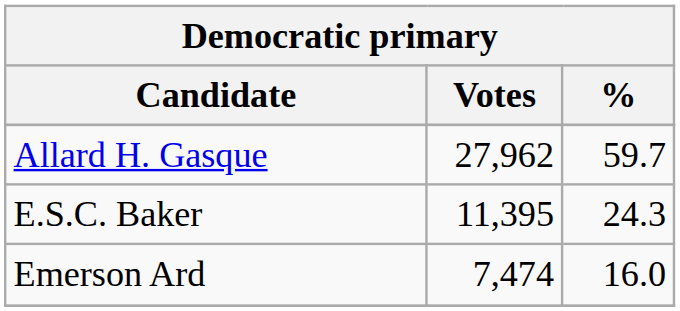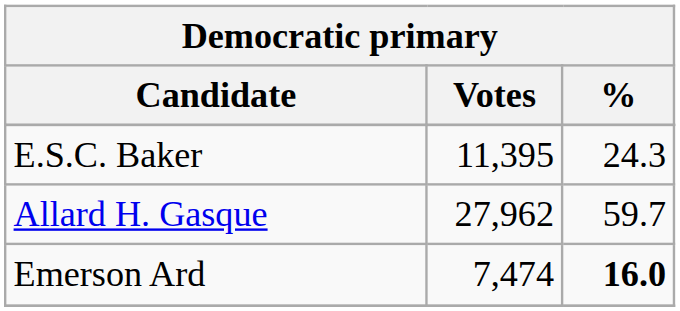rows swapped: (141, 154) <-> (108, 214)
(634, 274) normal -> (634, 274) bold
